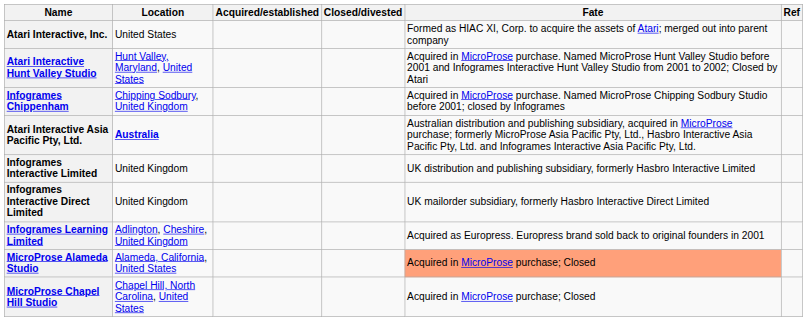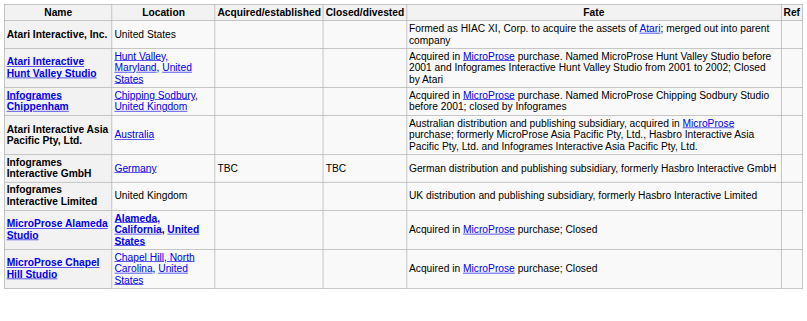(137, 135) bold -> (134, 135) normal
+ row: (49, 168)
- row: (48, 202)
- row: (57, 235)
(161, 263) normal -> (157, 229) bold
(501, 263) lightsalmon background -> (503, 229) no background
